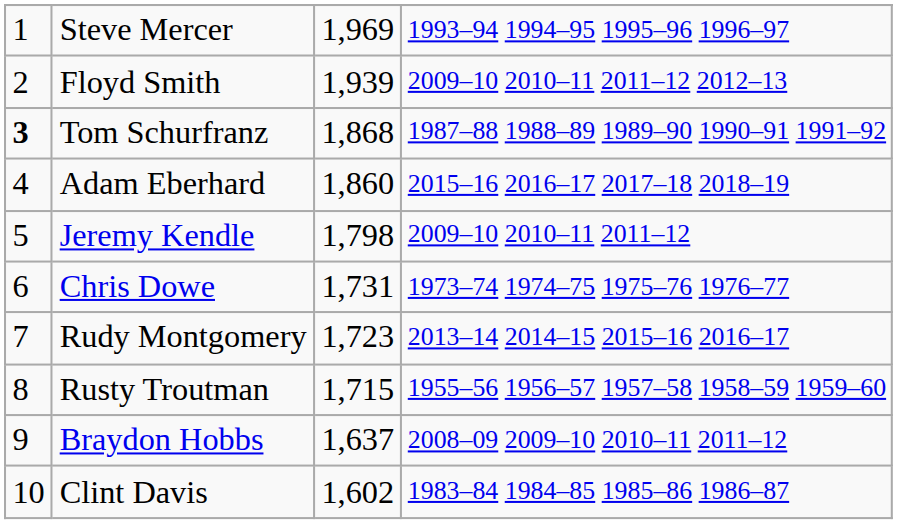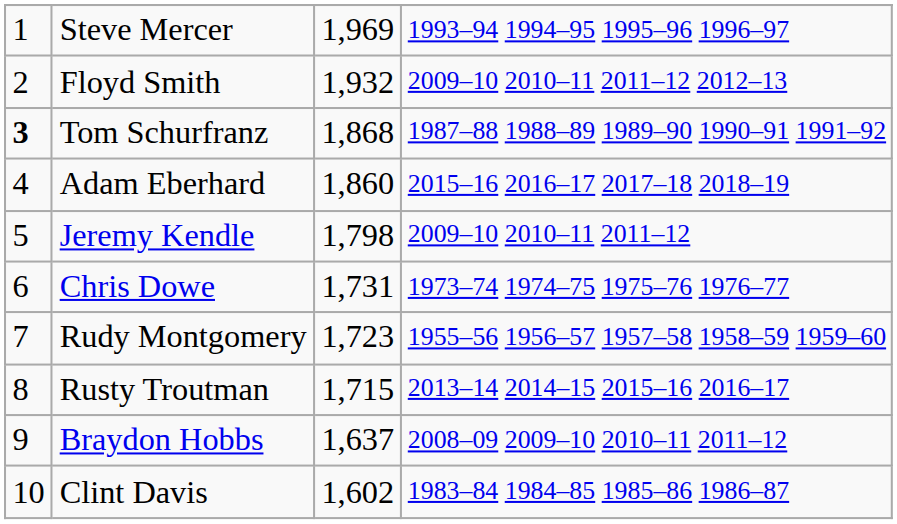(358, 81) 1,939 -> (358, 81) 1,932
(598, 337) 2013–14 2014–15 2015–16 2016–17 -> (647, 337) 1955–56 1956–57 1957–58 1958–59 1959–60
(647, 388) 1955–56 1956–57 1957–58 1958–59 1959–60 -> (598, 388) 2013–14 2014–15 2015–16 2016–17
